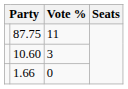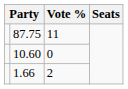(50, 53) 3 -> (50, 53) 0
(50, 73) 0 -> (50, 73) 2
